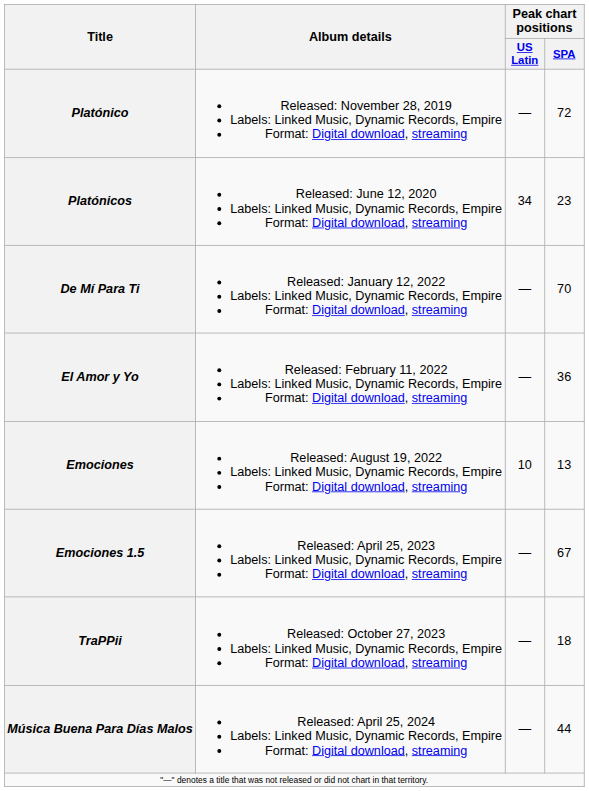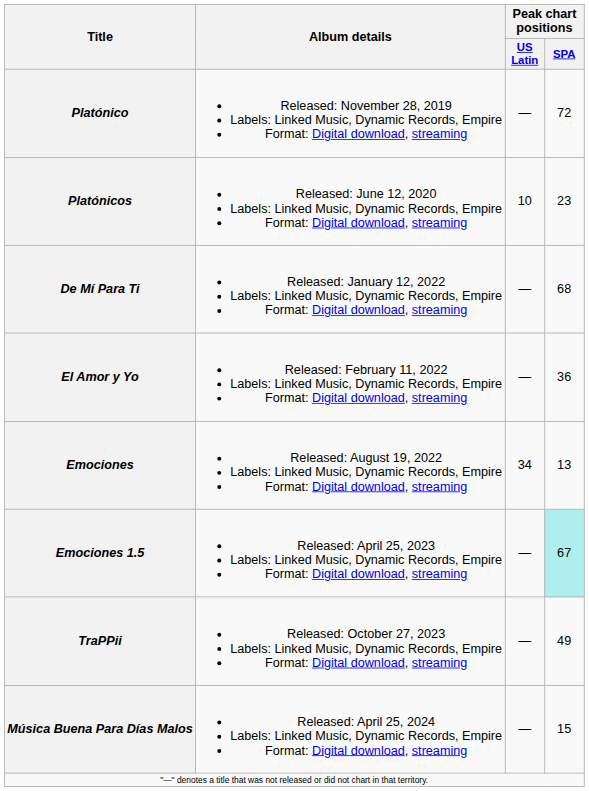(525, 201) 34 -> (525, 201) 10
(564, 289) 70 -> (564, 289) 68
(525, 465) 10 -> (525, 465) 34
(564, 553) no background -> (564, 553) paleturquoise background
(564, 641) 18 -> (564, 641) 49
(564, 729) 44 -> (564, 729) 15
